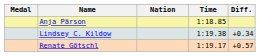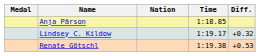(211, 33) 1:19.38 -> (211, 33) 1:19.17
(243, 33) +0.34 -> (243, 33) +0.32
(211, 45) 1:19.17 -> (211, 45) 1:19.38
(243, 45) +0.57 -> (243, 45) +0.53
